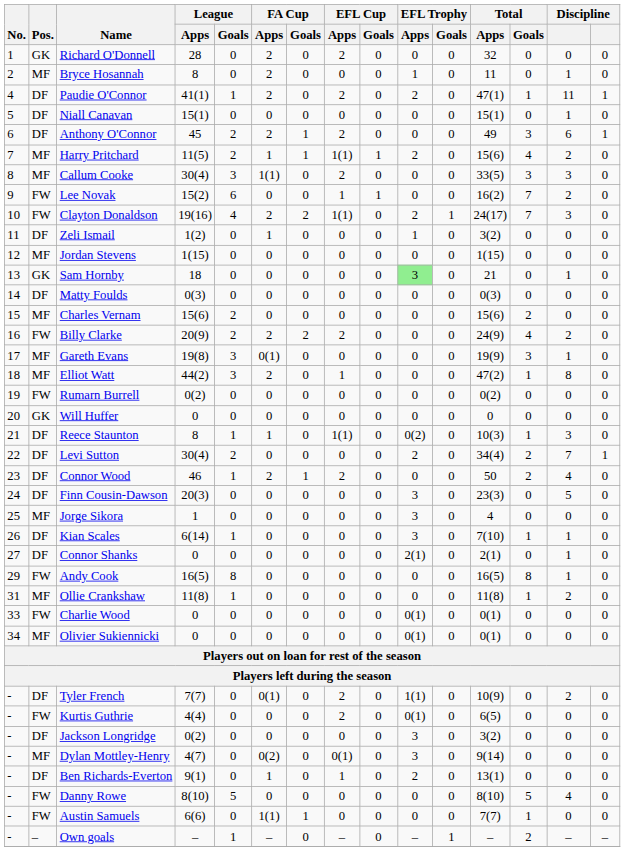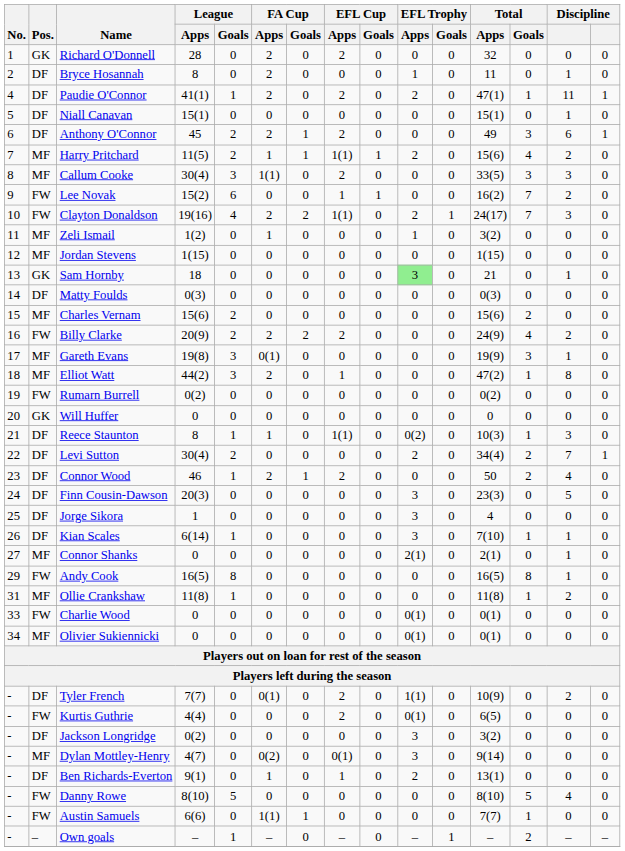(41, 74) MF -> (40, 74) DF
(40, 235) DF -> (41, 235) MF
(41, 515) MF -> (40, 515) DF
(40, 555) DF -> (41, 555) MF
